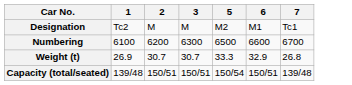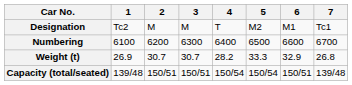+ column: (229, 12)
